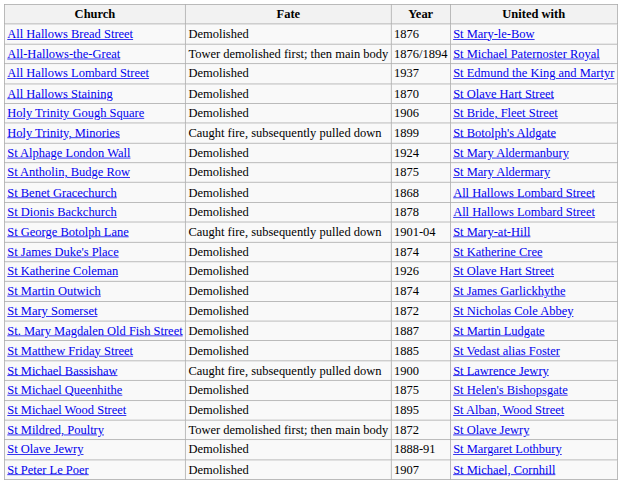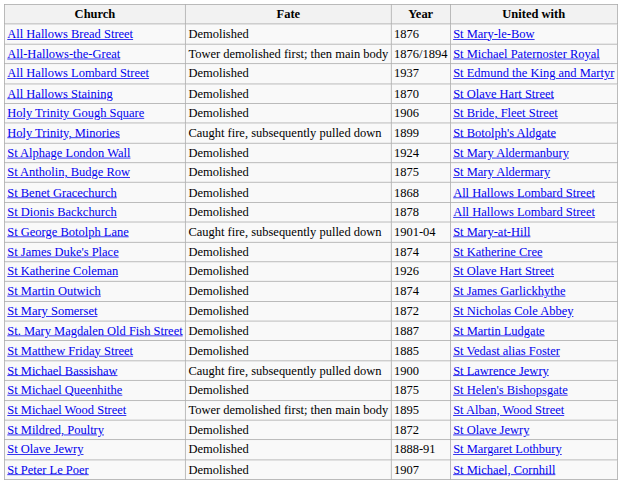(219, 410) Demolished -> (288, 410) Tower demolished first; then main body
(288, 430) Tower demolished first; then main body -> (219, 430) Demolished
